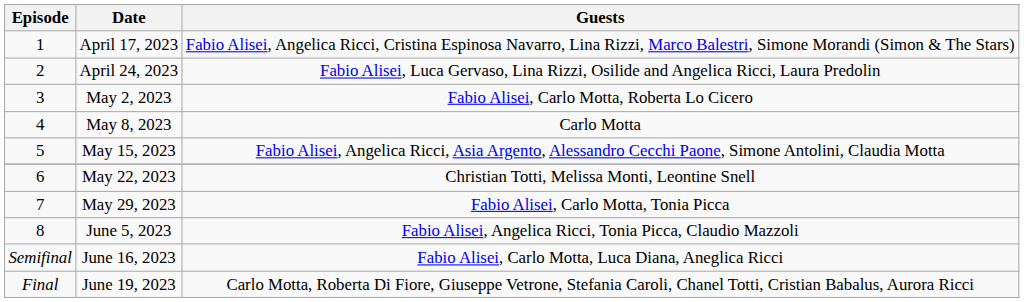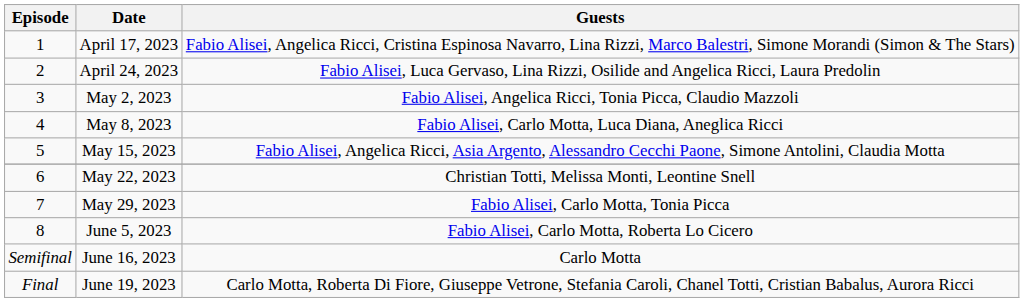(600, 97) Fabio Alisei, Carlo Motta, Roberta Lo Cicero -> (600, 97) Fabio Alisei, Angelica Ricci, Tonia Picca, Claudio Mazzoli
(600, 124) Carlo Motta -> (600, 124) Fabio Alisei, Carlo Motta, Luca Diana, Aneglica Ricci
(600, 230) Fabio Alisei, Angelica Ricci, Tonia Picca, Claudio Mazzoli -> (600, 230) Fabio Alisei, Carlo Motta, Roberta Lo Cicero
(600, 257) Fabio Alisei, Carlo Motta, Luca Diana, Aneglica Ricci -> (600, 257) Carlo Motta
